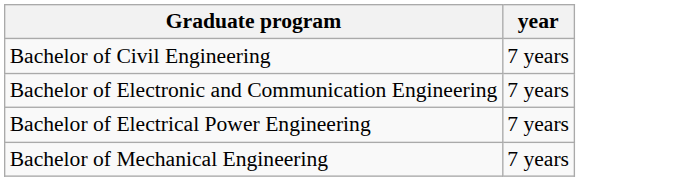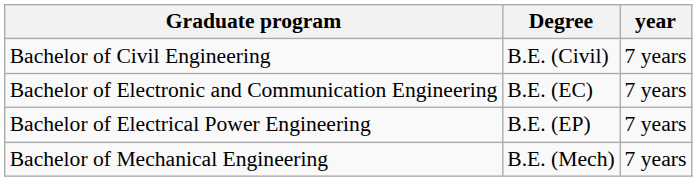+ column: (561, 21)
